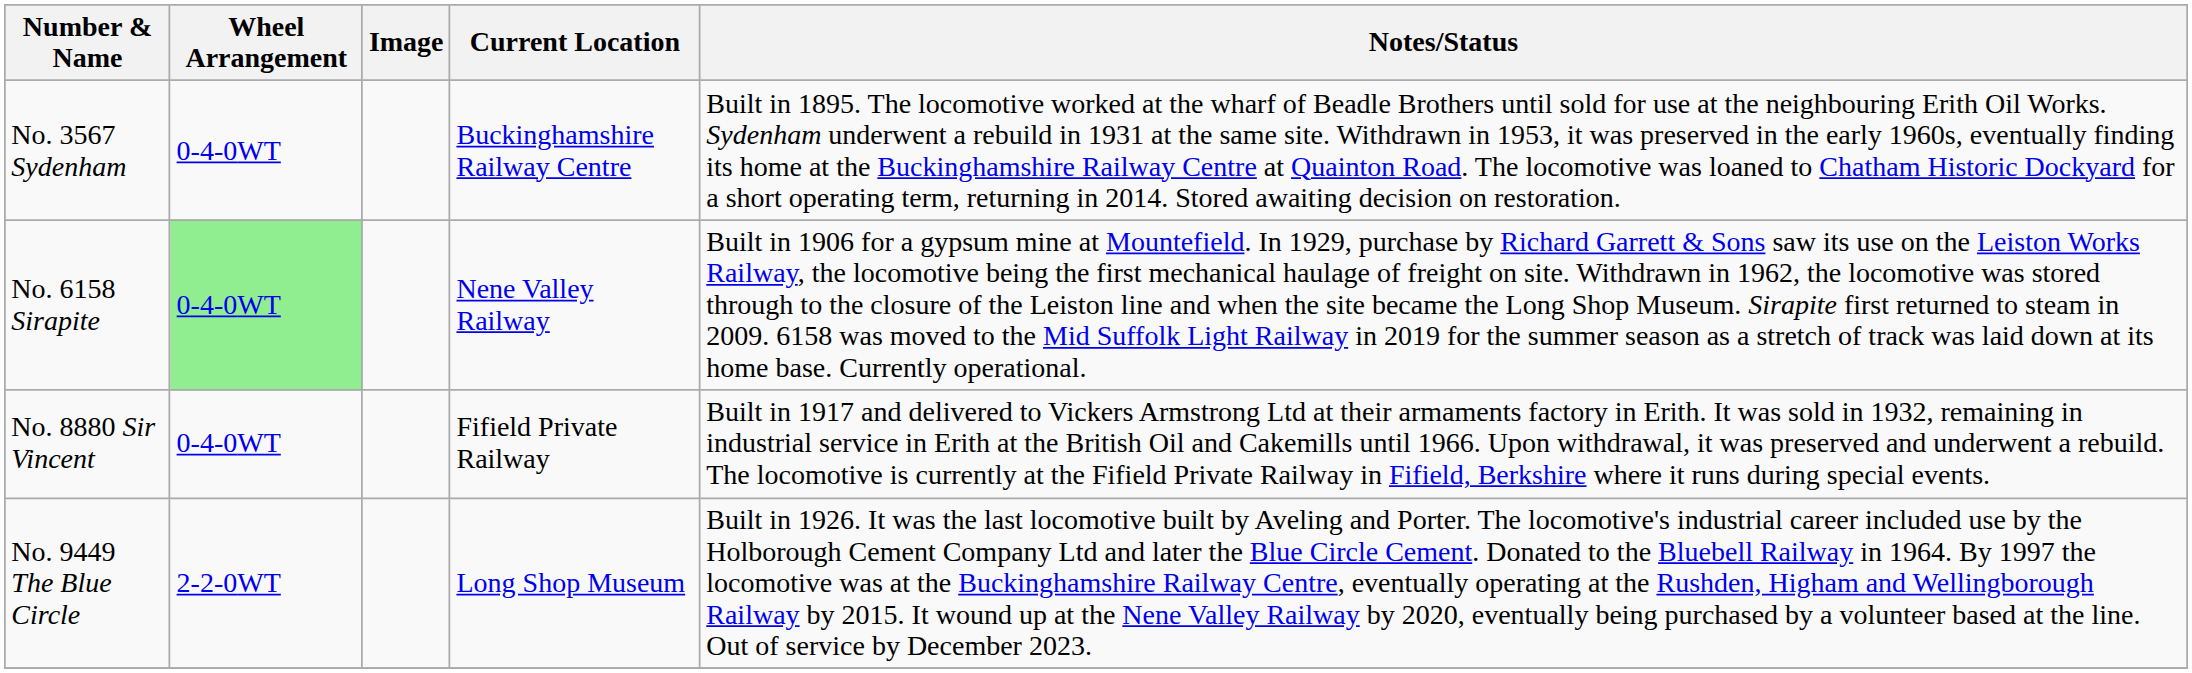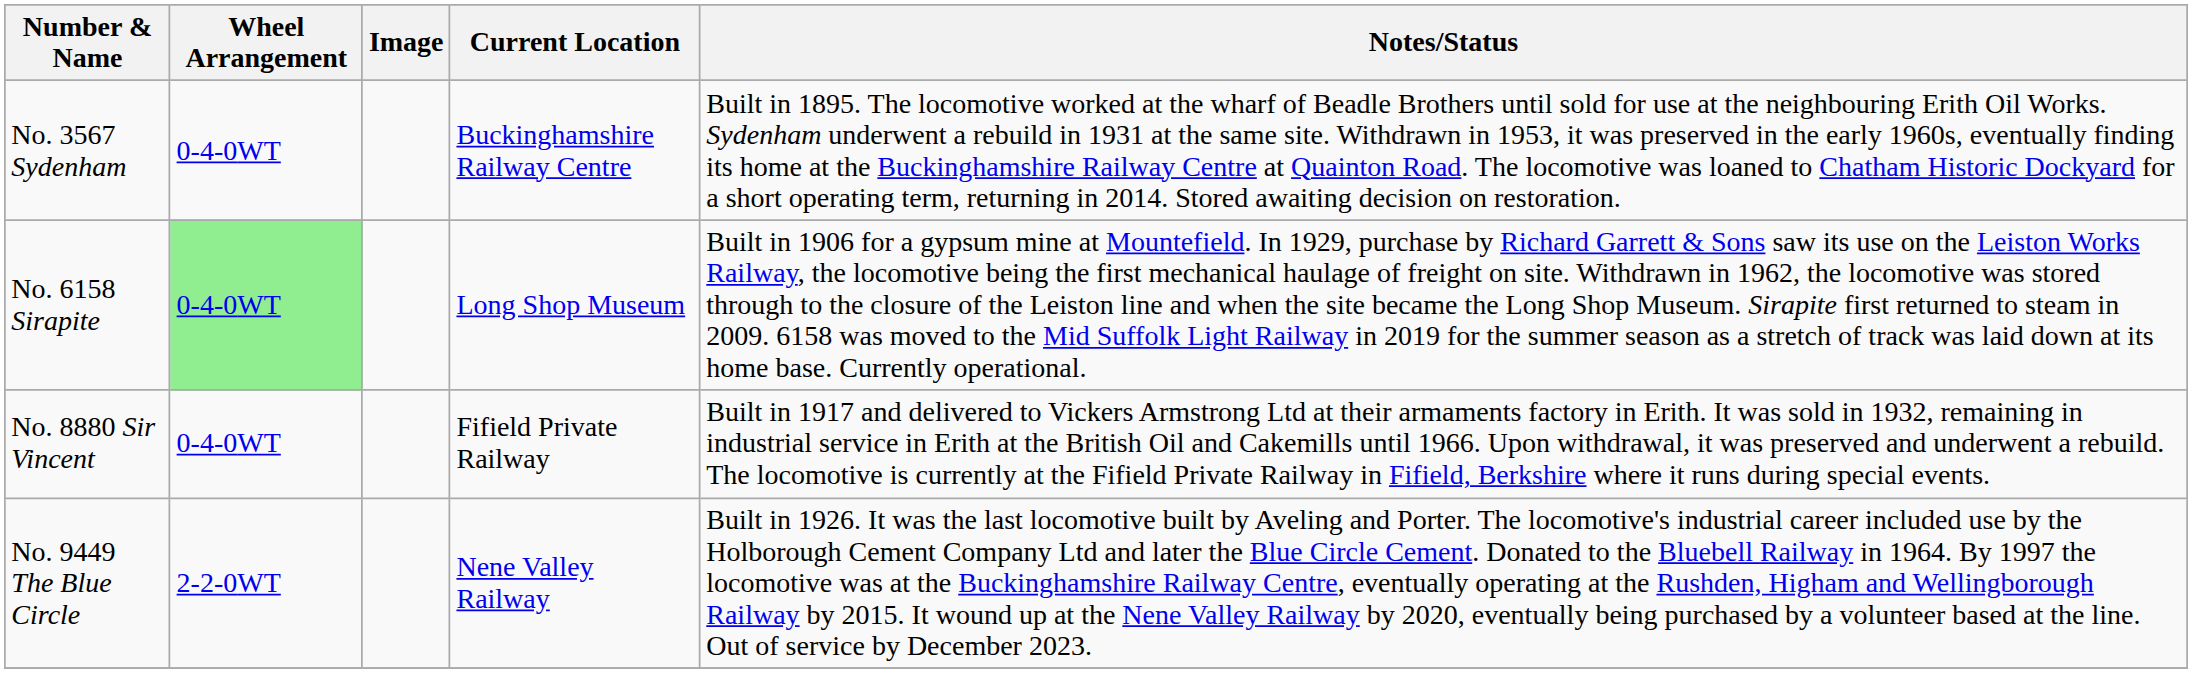(525, 304) Nene Valley Railway -> (571, 304) Long Shop Museum
(571, 582) Long Shop Museum -> (525, 582) Nene Valley Railway
